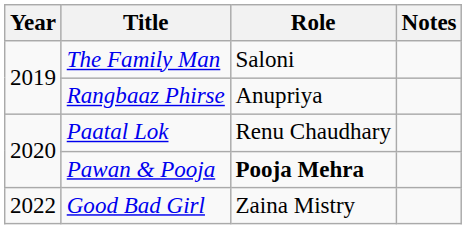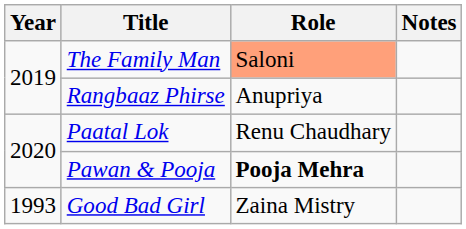(265, 59) no background -> (265, 59) lightsalmon background
(33, 205) 2022 -> (33, 205) 1993
